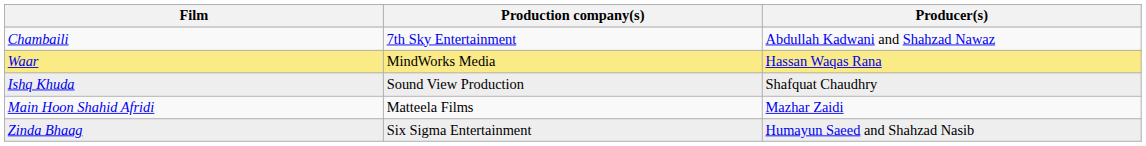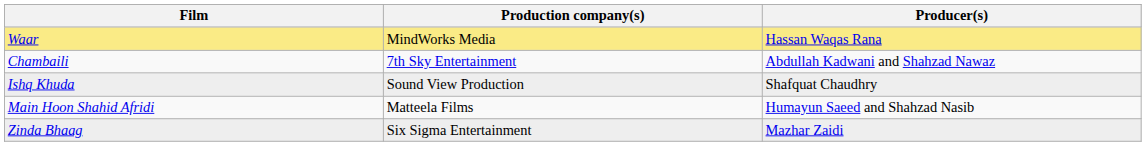rows swapped: (23, 61) <-> (38, 38)
(805, 107) Mazhar Zaidi -> (870, 107) Humayun Saeed and Shahzad Nasib
(870, 130) Humayun Saeed and Shahzad Nasib -> (805, 130) Mazhar Zaidi
